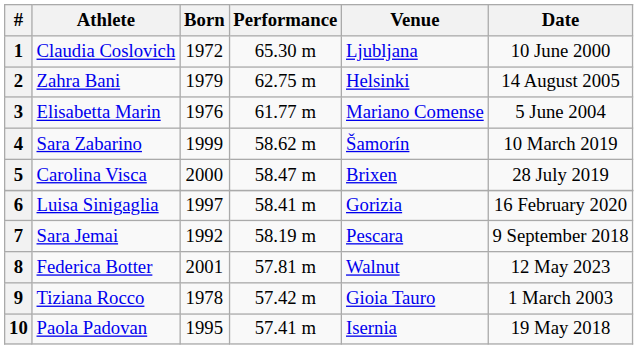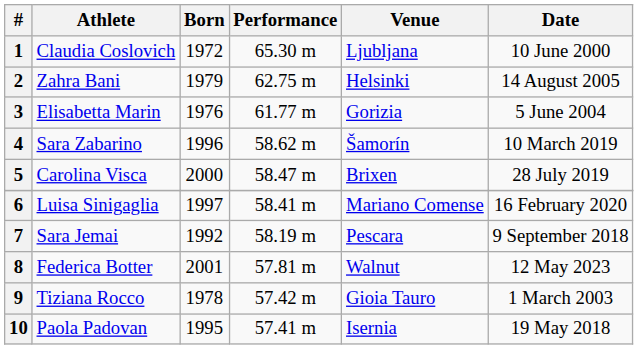(415, 112) Mariano Comense -> (374, 112) Gorizia
(204, 143) 1999 -> (204, 143) 1996
(374, 205) Gorizia -> (415, 205) Mariano Comense
